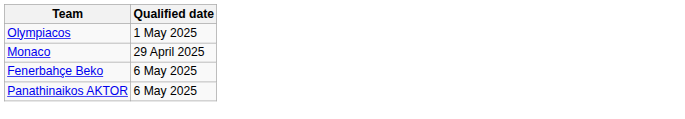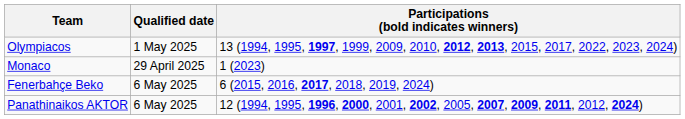+ column: (448, 20)
